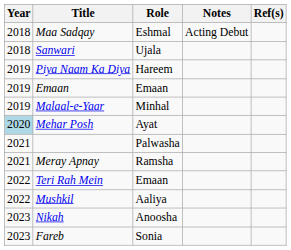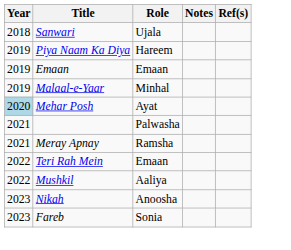- row: (65, 32)
